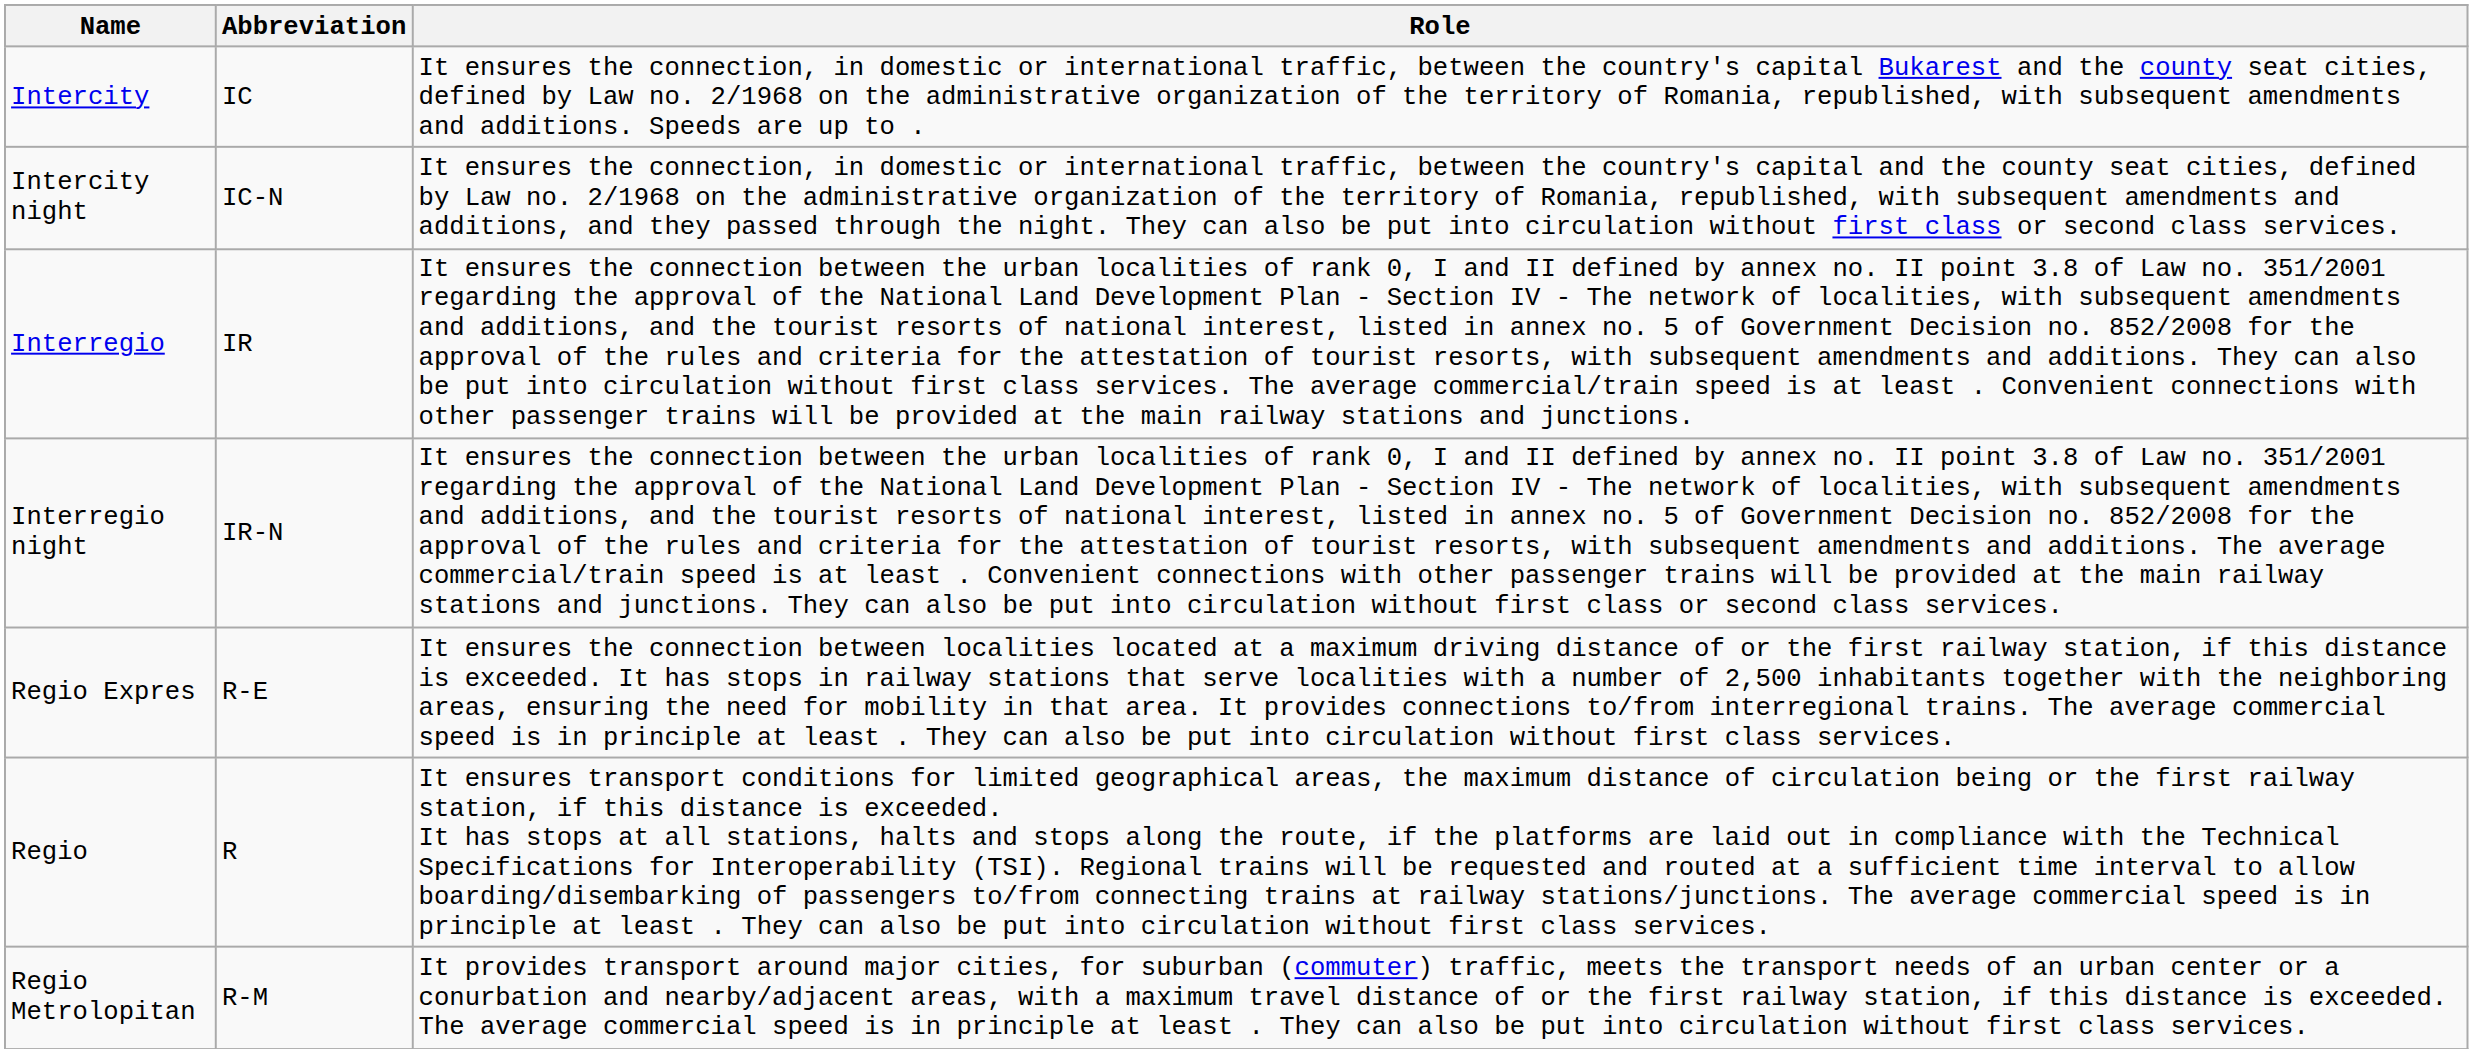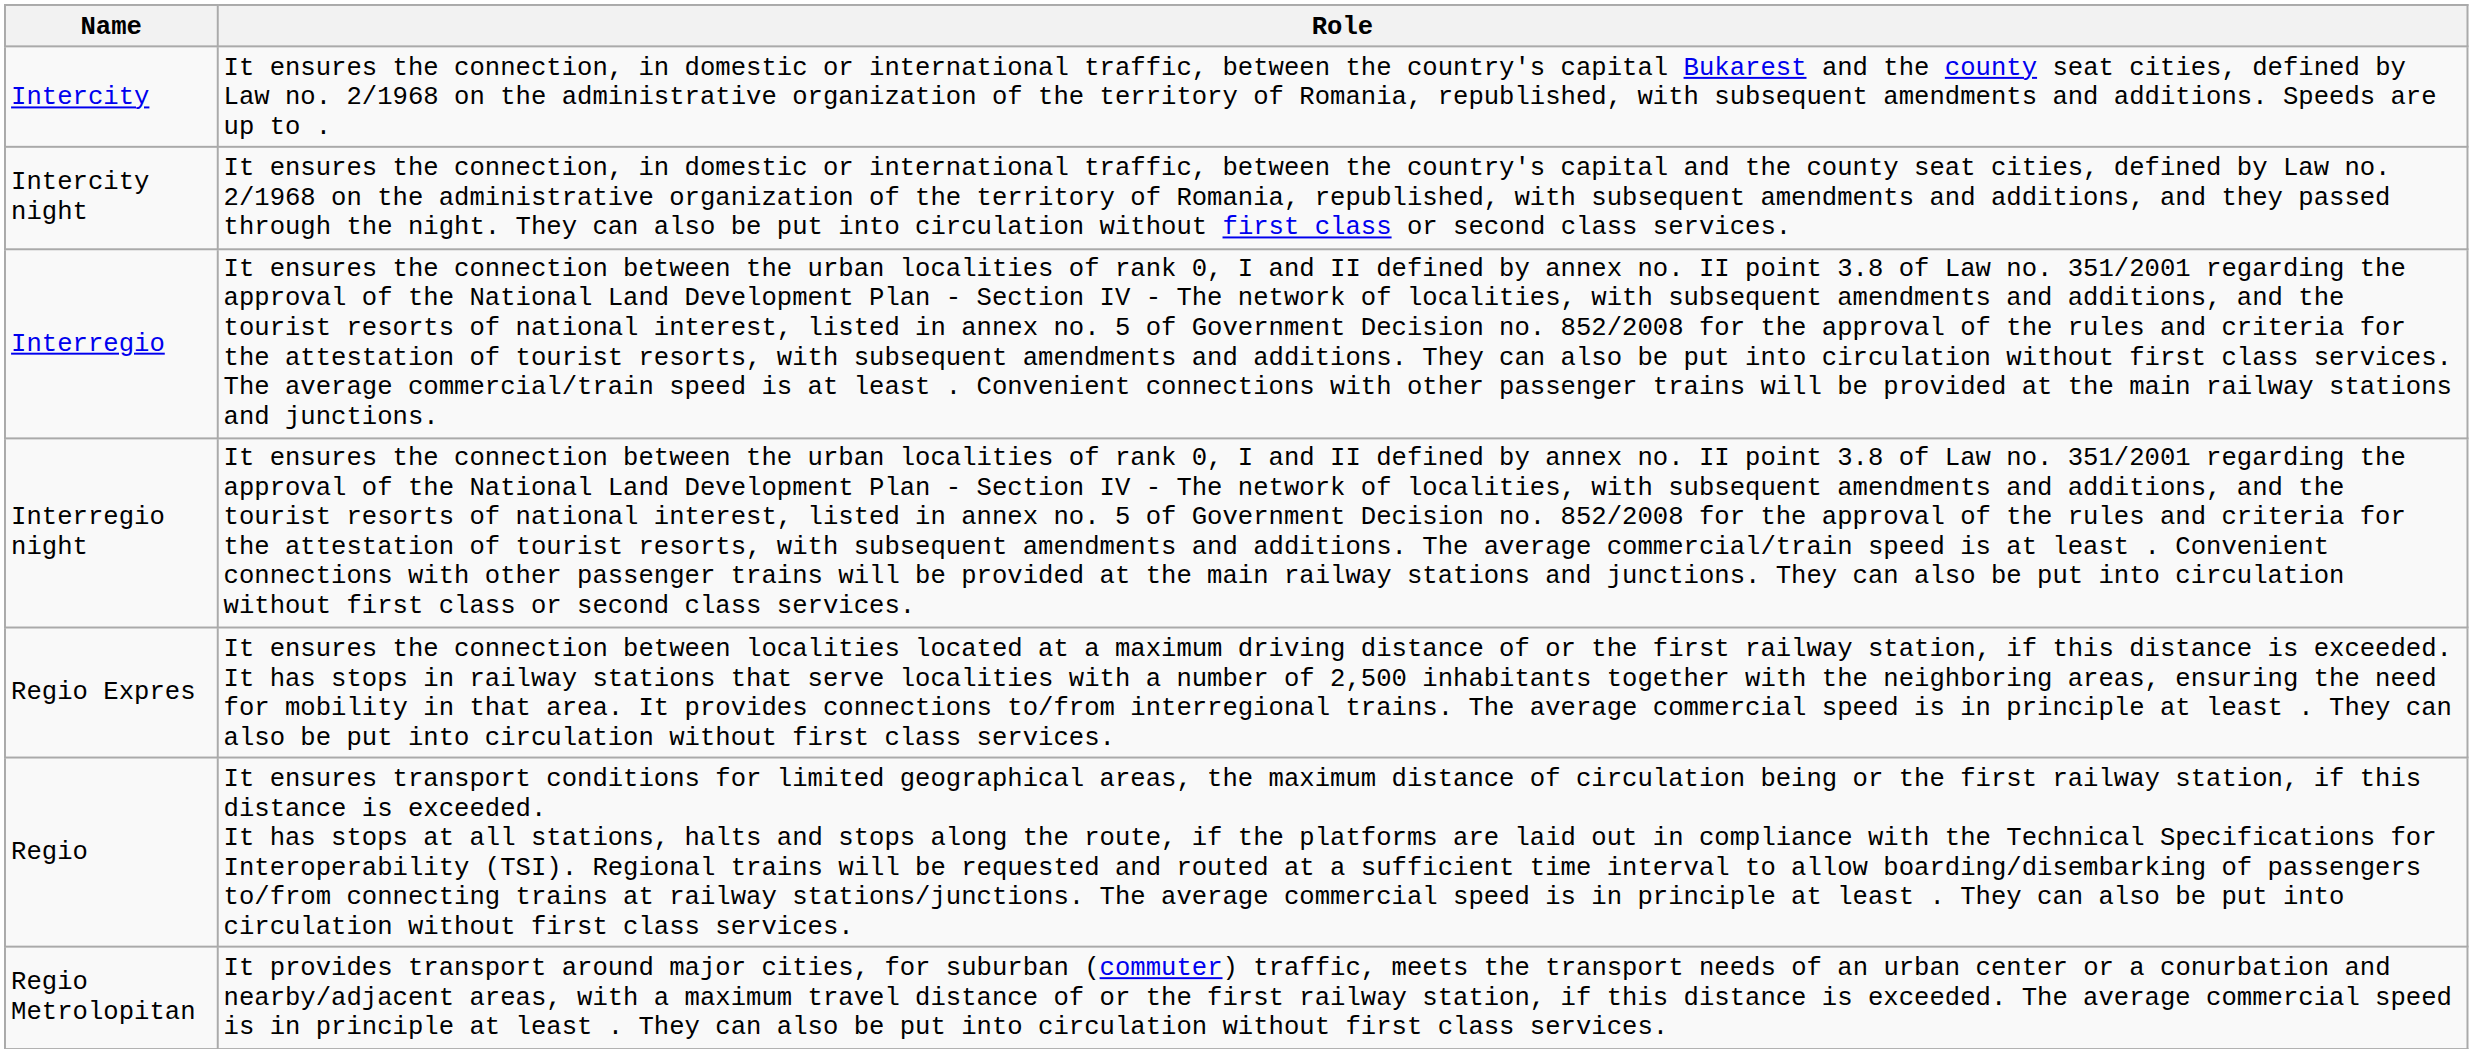- column: (314, 26)
